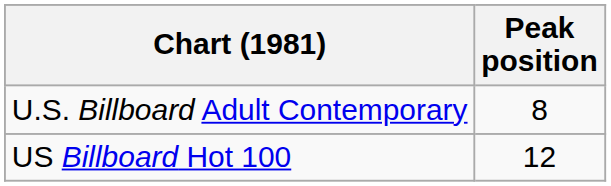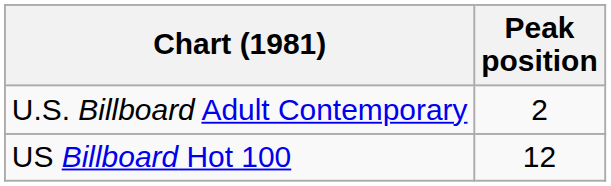(539, 109) 8 -> (539, 109) 2
